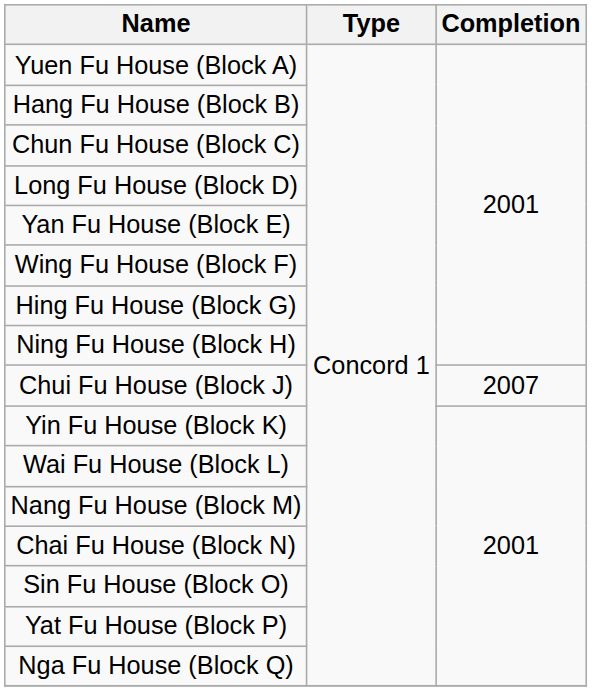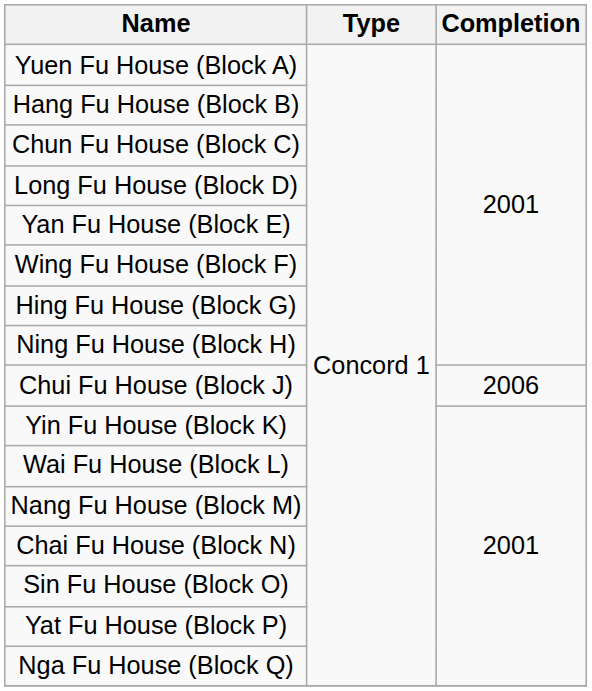(511, 385) 2007 -> (511, 385) 2006
